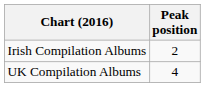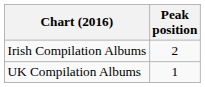(175, 72) 4 -> (175, 72) 1
